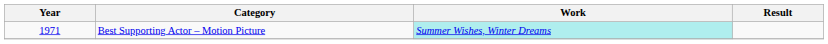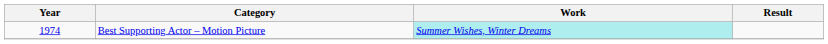(50, 30) 1971 -> (50, 30) 1974
